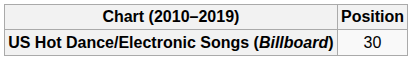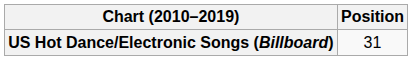(373, 42) 30 -> (373, 42) 31
